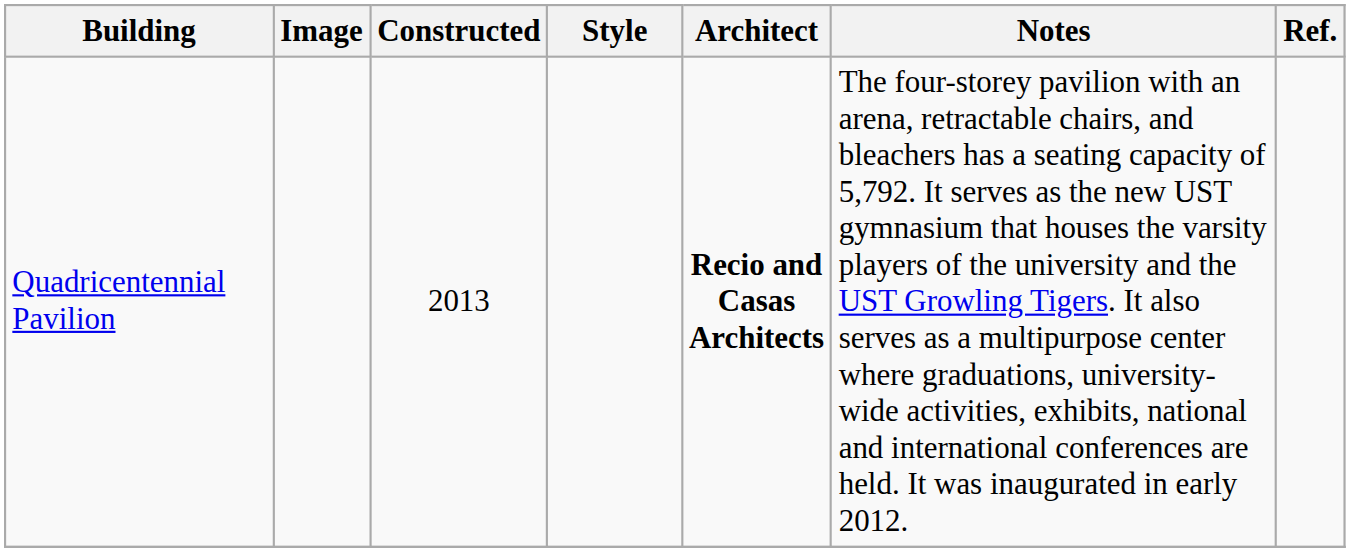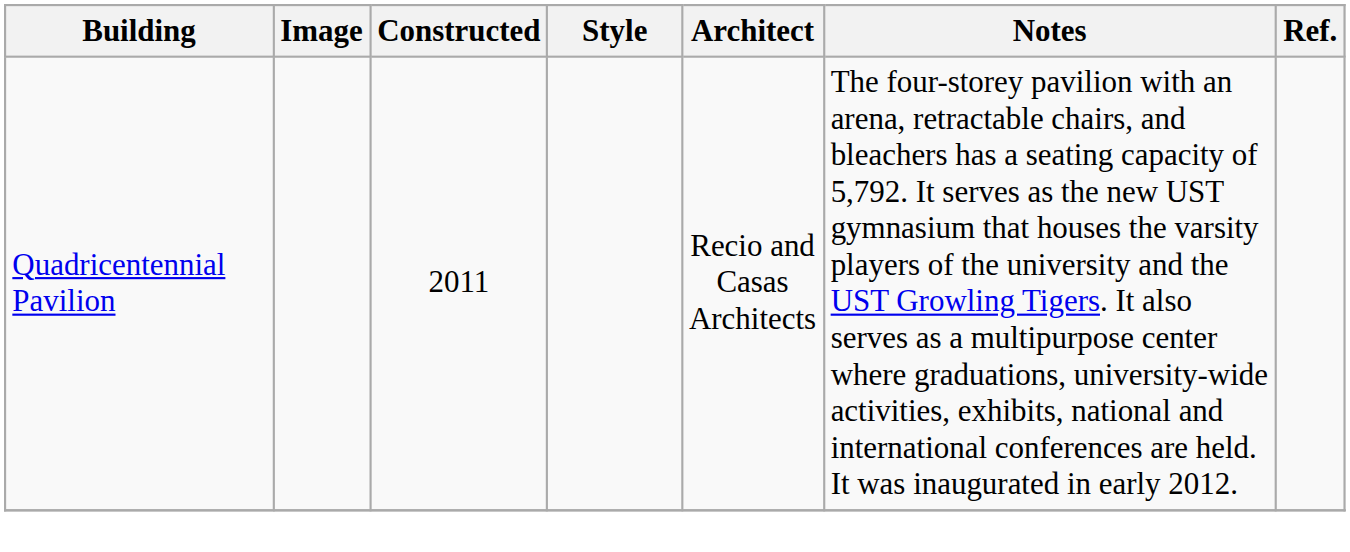(459, 300) 2013 -> (459, 282) 2011
(757, 300) bold -> (753, 282) normal
